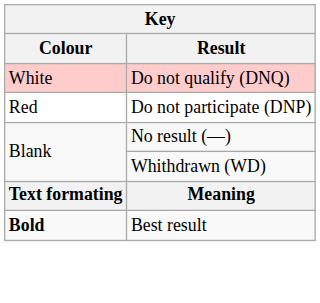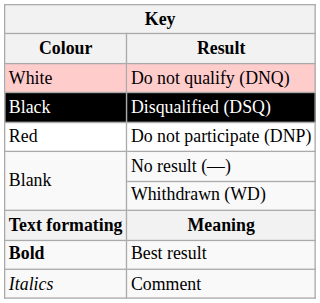+ row: (201, 106)
+ row: (166, 283)
